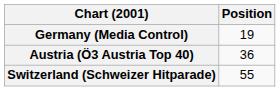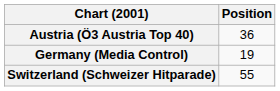rows swapped: (112, 55) <-> (112, 34)
